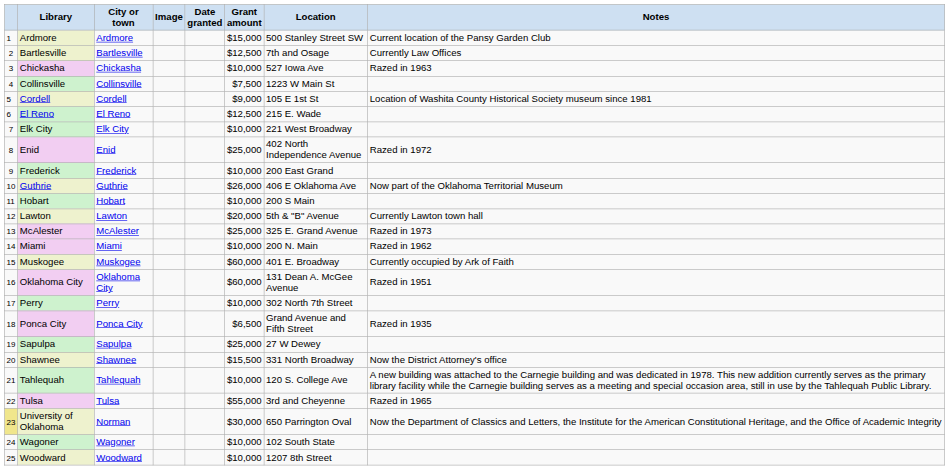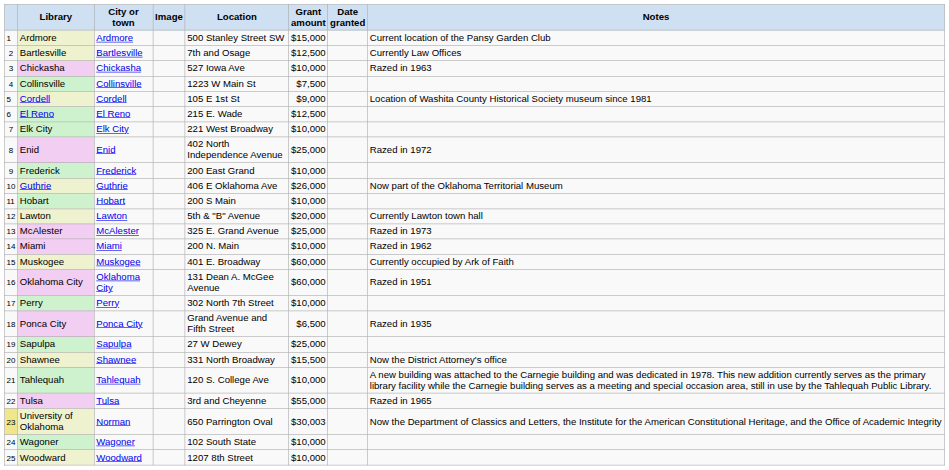columns swapped: (205, 17) <-> (316, 17)
(244, 421) $30,000 -> (308, 421) $30,003
